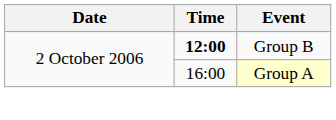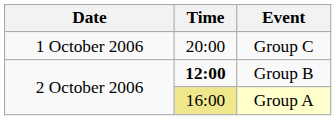+ row: (284, 45)
(205, 73) no background -> (205, 100) khaki background
